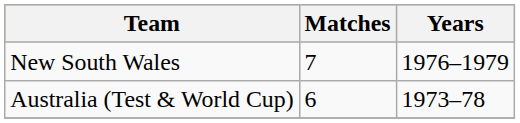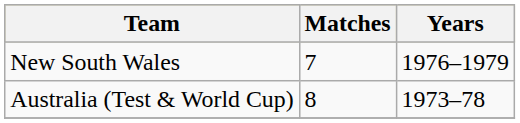(311, 99) 6 -> (311, 99) 8
